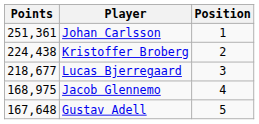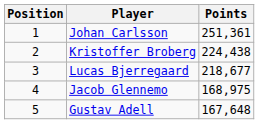columns swapped: (223, 14) <-> (32, 14)
